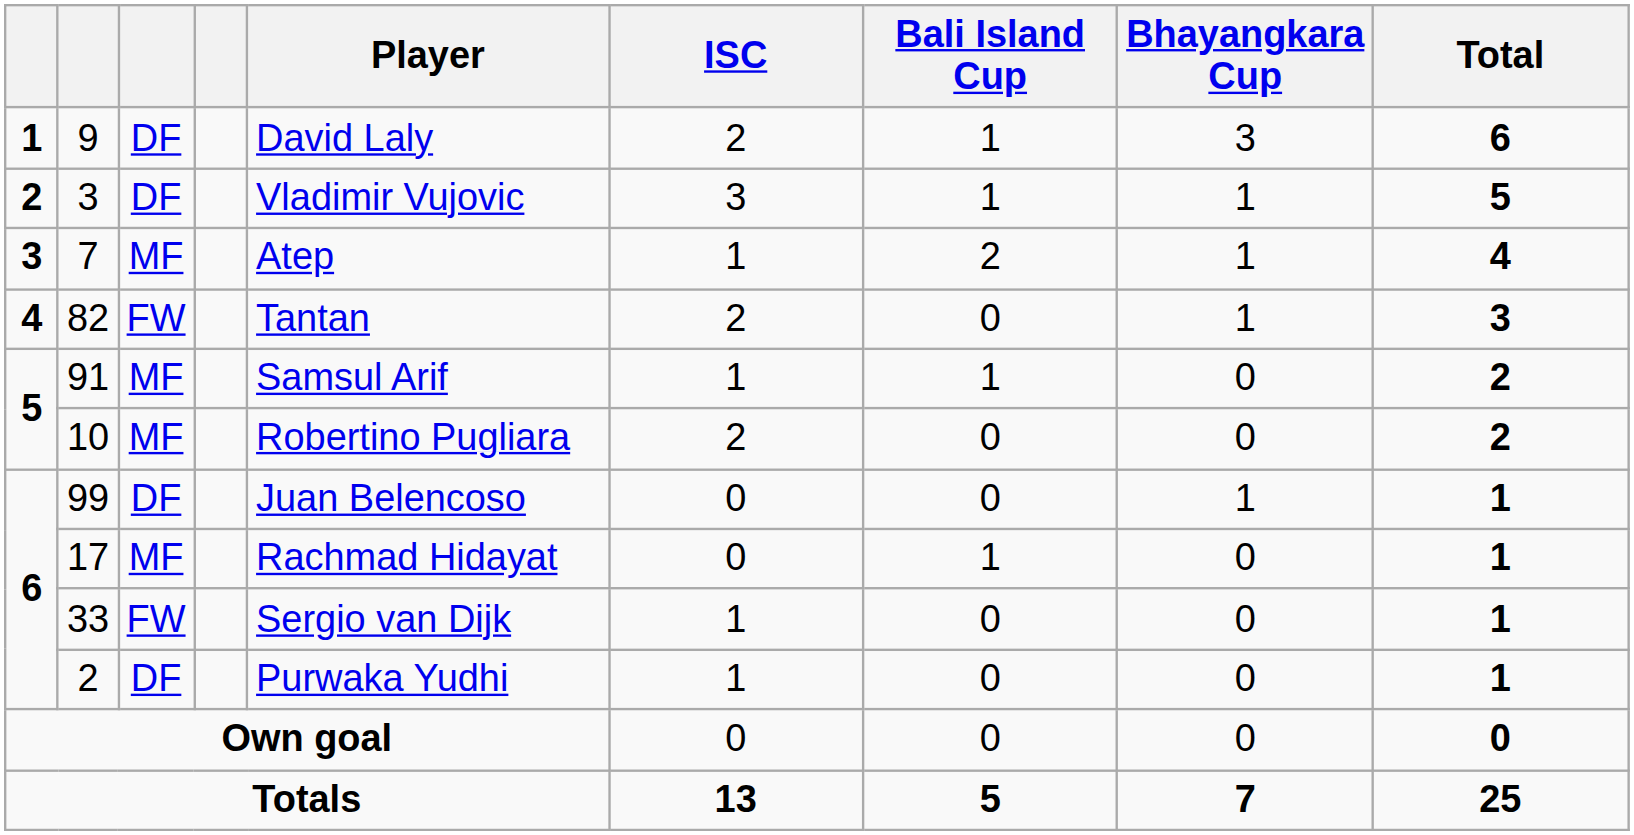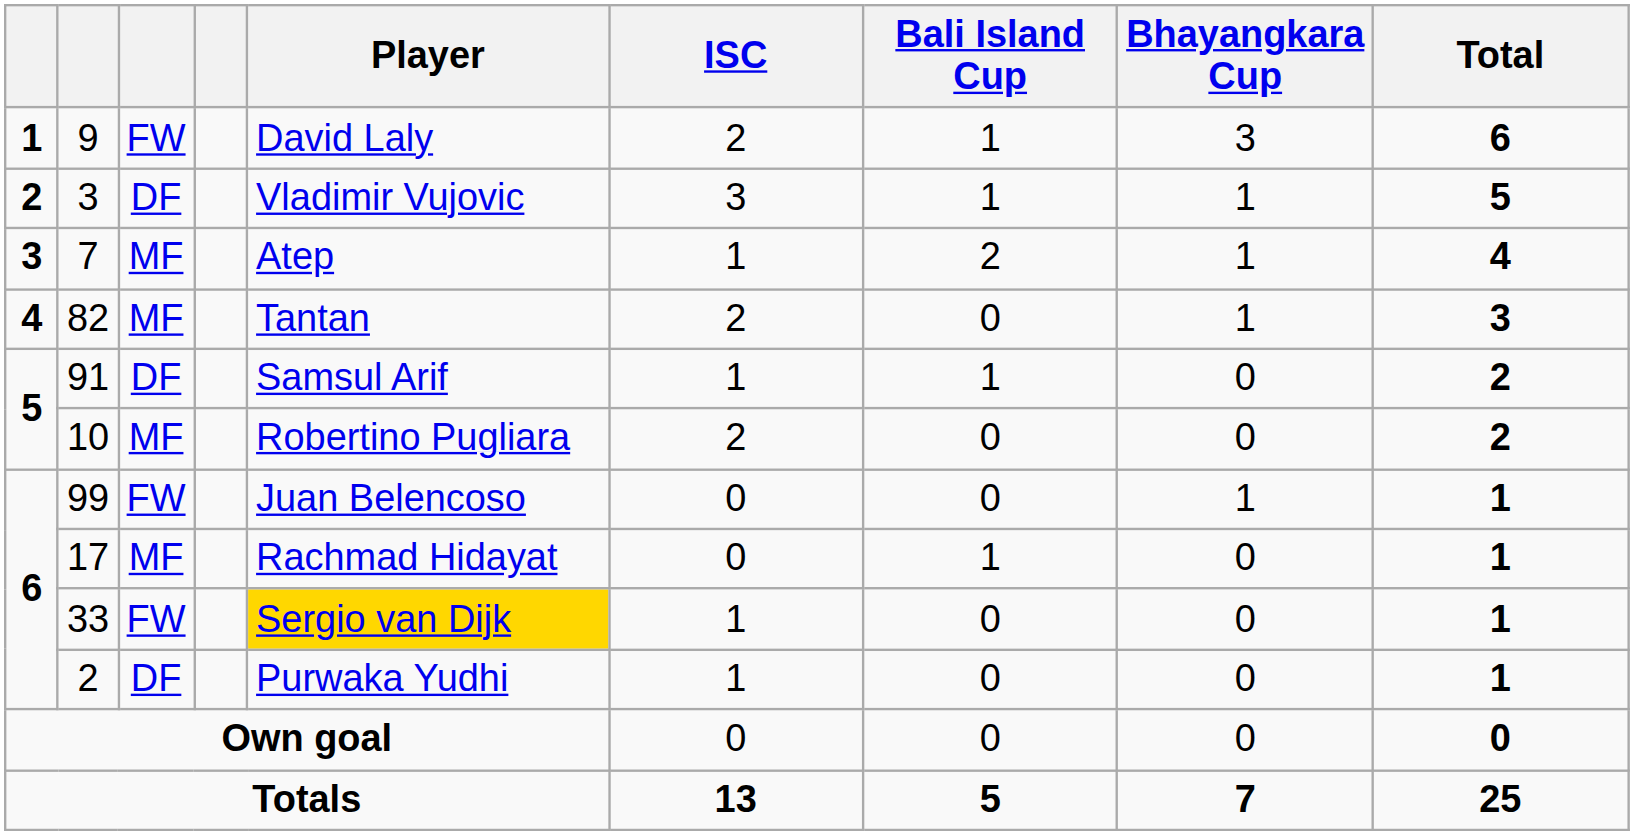(156, 137) DF -> (156, 137) FW
(156, 317) FW -> (156, 317) MF
(156, 377) MF -> (156, 377) DF
(156, 498) DF -> (156, 498) FW
(384, 618) no background -> (384, 618) gold background
